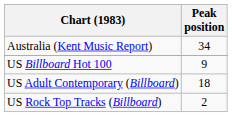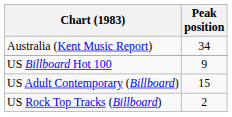(204, 83) 18 -> (204, 83) 15
